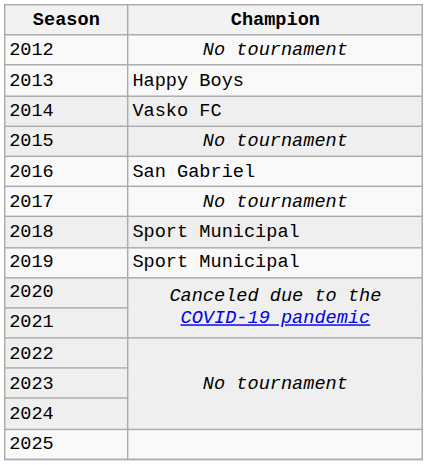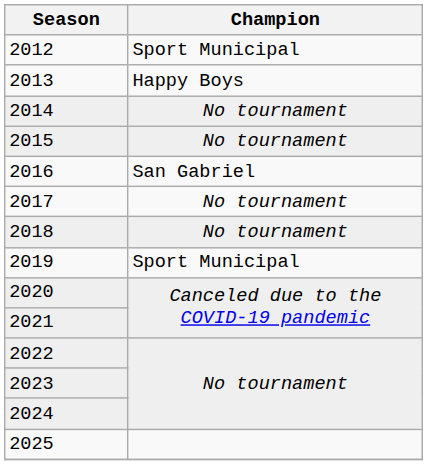(275, 50) No tournament -> (216, 50) Sport Municipal
(177, 111) Vasko FC -> (275, 111) No tournament
(216, 232) Sport Municipal -> (275, 232) No tournament
